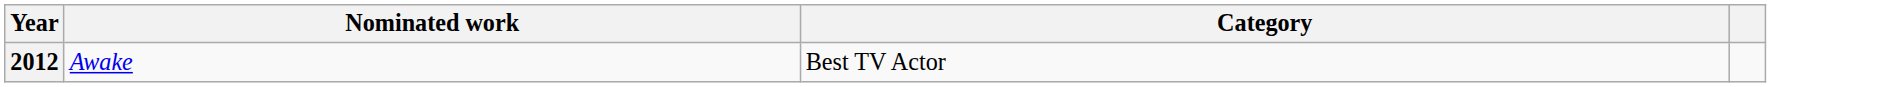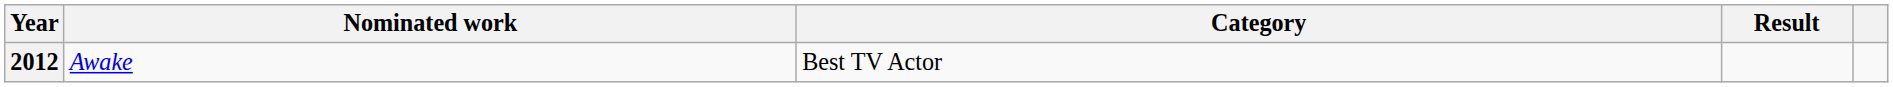+ column: (1787, 23)
